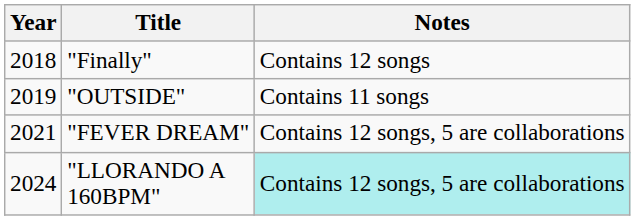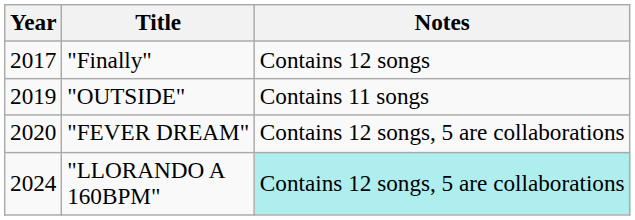(33, 59) 2018 -> (33, 59) 2017
(33, 133) 2021 -> (33, 133) 2020
